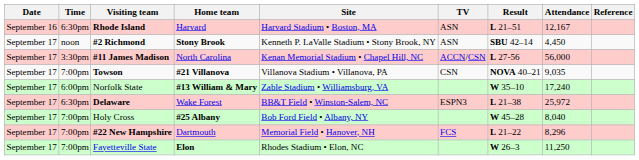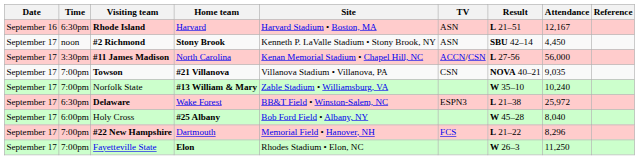(75, 87) 6:00pm -> (75, 87) 7:00pm
(557, 87) 17,240 -> (557, 87) 10,240
(75, 117) 7:00pm -> (75, 117) 6:00pm
